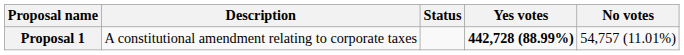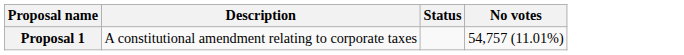- column: (521, 15)
